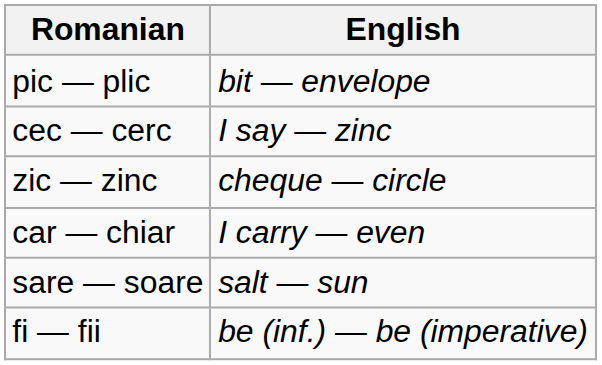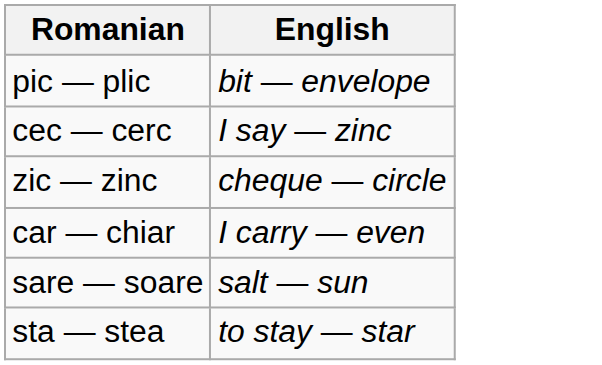+ row: (88, 332)
- row: (57, 332)
